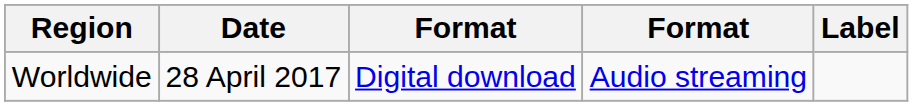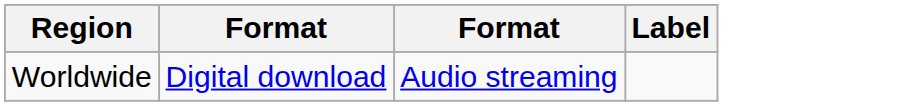- column: (253, 28)
